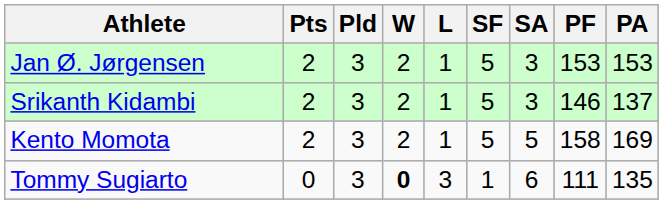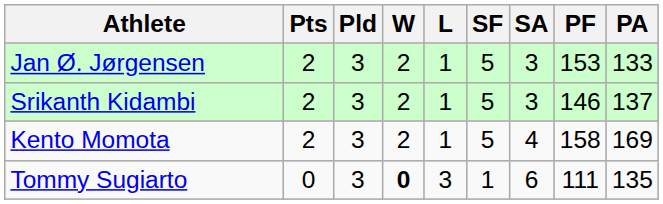(632, 62) 153 -> (632, 62) 133
(532, 140) 5 -> (532, 140) 4
